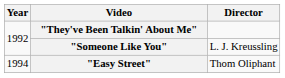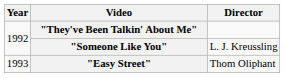(18, 64) 1994 -> (18, 64) 1993
